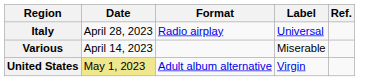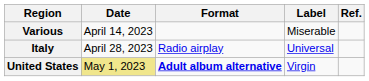rows swapped: (43, 48) <-> (43, 31)
(215, 66) normal -> (220, 66) bold
